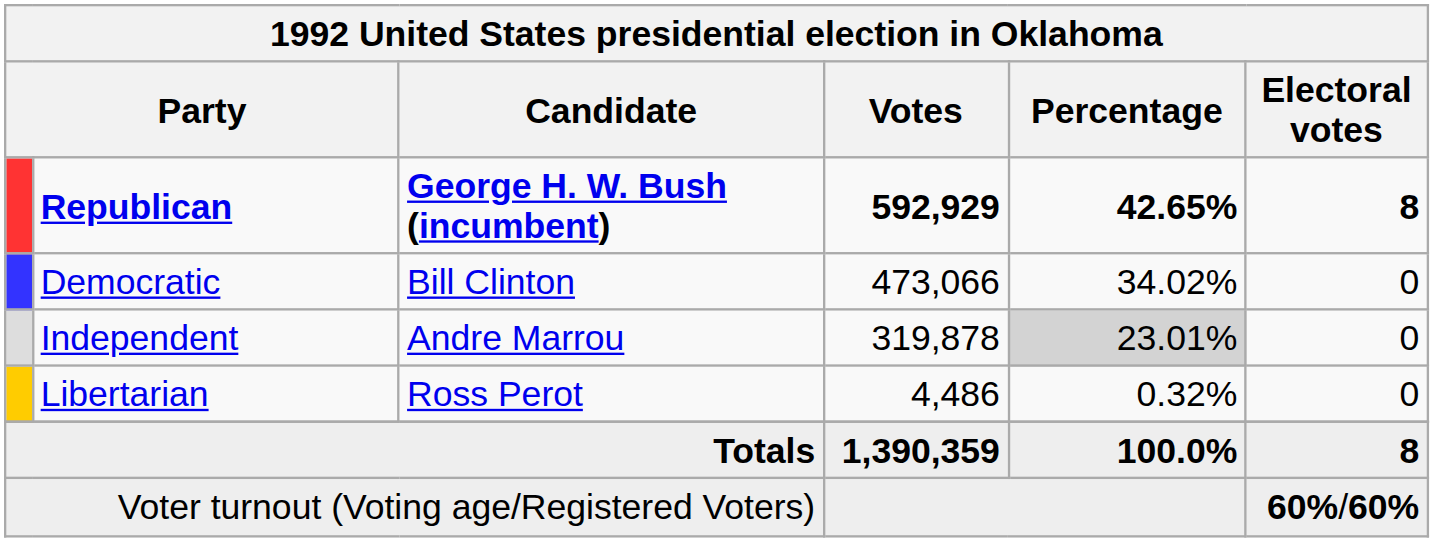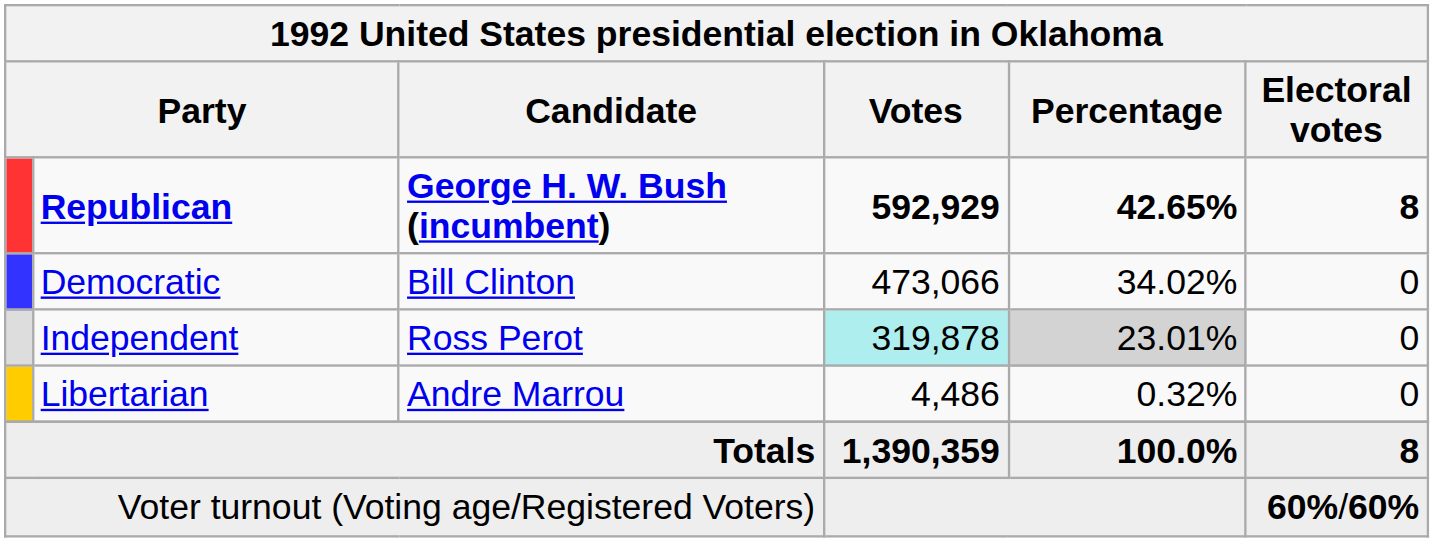(516, 338) Andre Marrou -> (495, 338) Ross Perot
(936, 338) no background -> (936, 338) paleturquoise background
(495, 395) Ross Perot -> (516, 395) Andre Marrou
